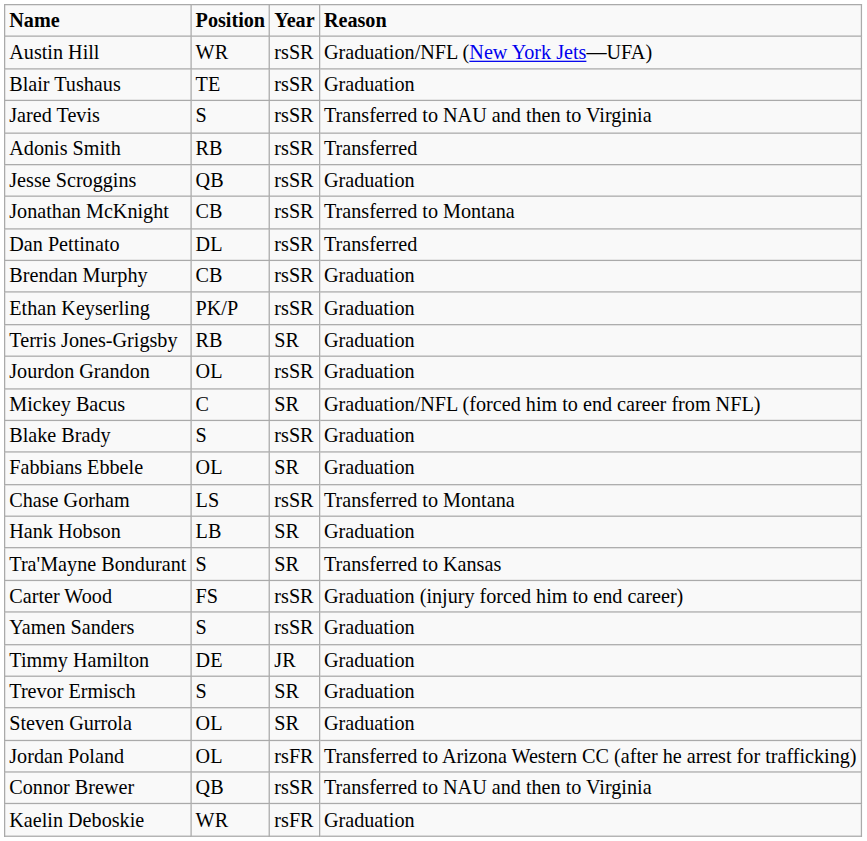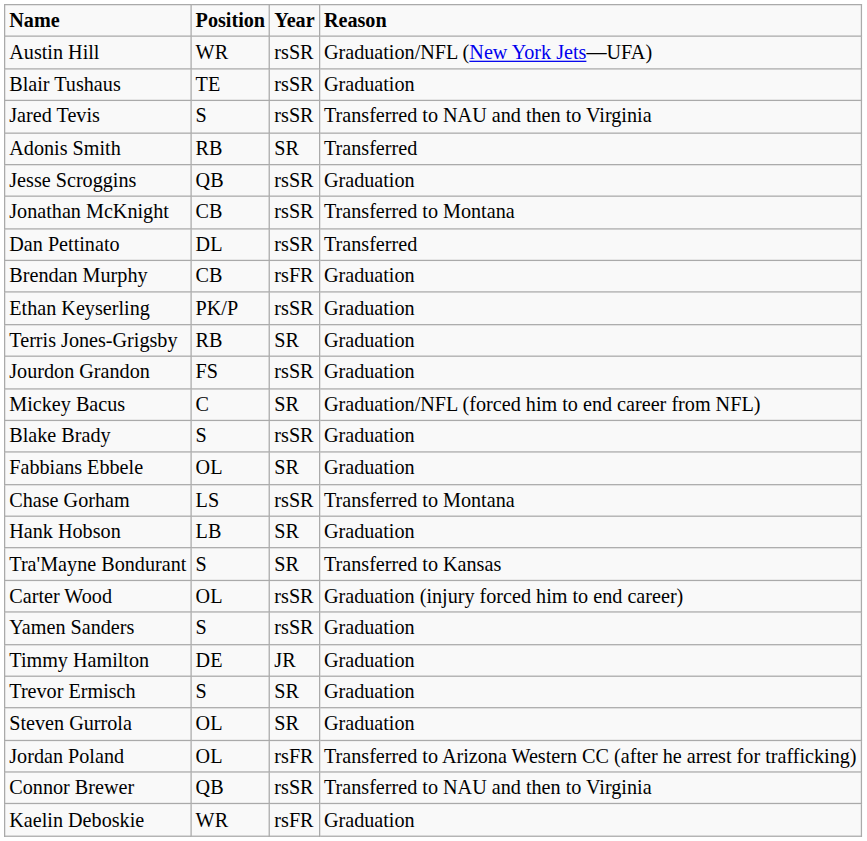(294, 148) rsSR -> (287, 148) SR
(294, 276) rsSR -> (294, 276) rsFR
(209, 372) OL -> (207, 372) FS
(207, 595) FS -> (209, 595) OL
